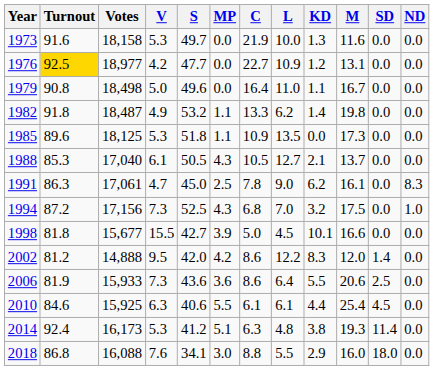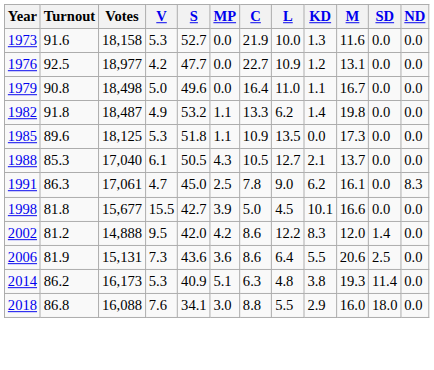(194, 40) 49.7 -> (194, 40) 52.7
(57, 64) gold background -> (57, 64) no background
- row: (22, 209)
(122, 281) 15,933 -> (122, 257) 15,131
- row: (22, 305)
(57, 329) 92.4 -> (57, 281) 86.2
(194, 329) 41.2 -> (194, 281) 40.9
